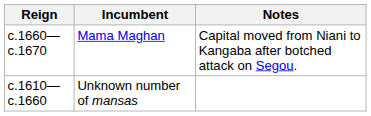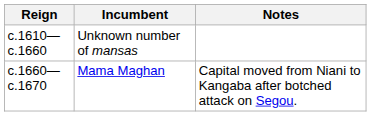rows swapped: (34, 93) <-> (34, 43)
